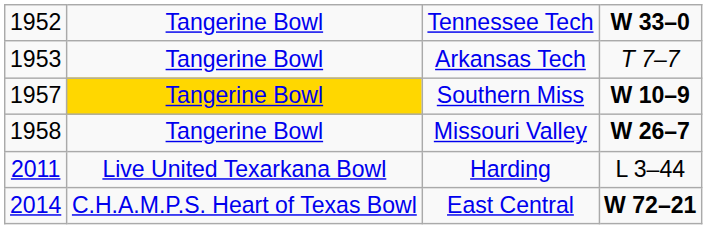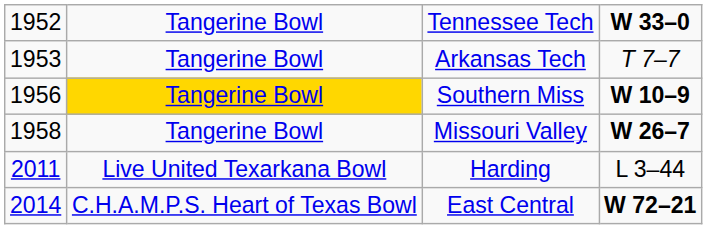(36, 95) 1957 -> (36, 95) 1956
